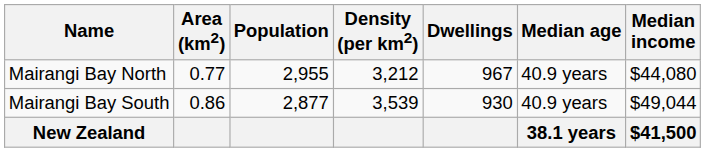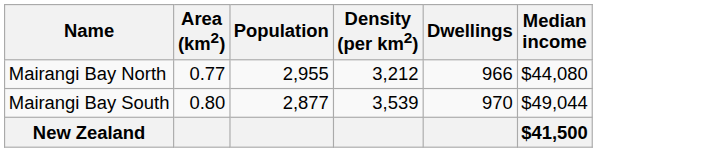- column: (571, 31)
(497, 73) 967 -> (497, 73) 966
(207, 103) 0.86 -> (207, 103) 0.80
(497, 103) 930 -> (497, 103) 970
